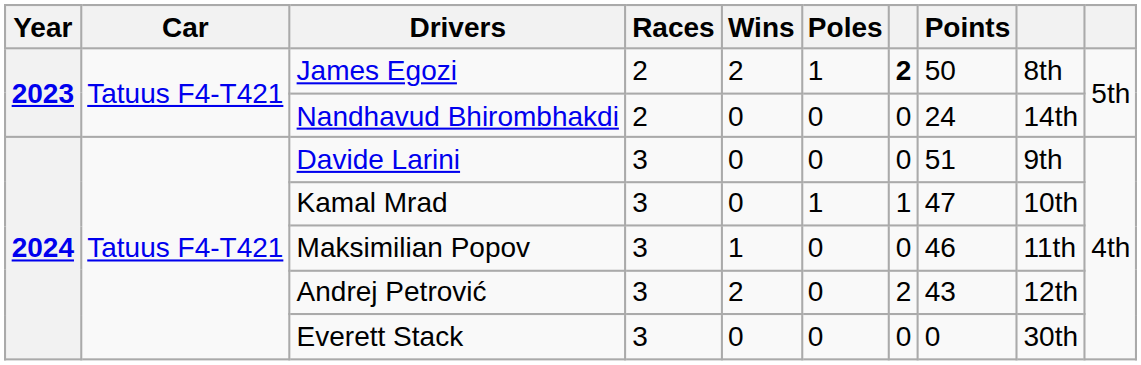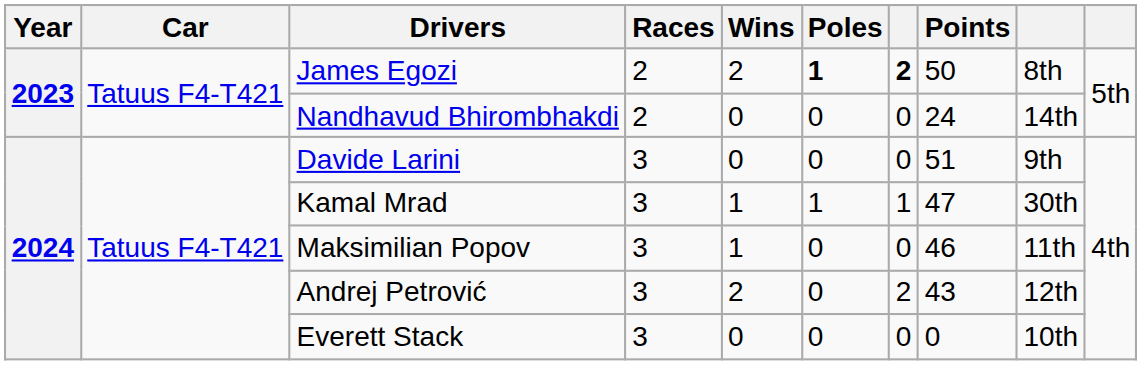(816, 71) normal -> (816, 71) bold
(736, 203) 0 -> (736, 203) 1
(1051, 203) 10th -> (1051, 203) 30th
(1051, 336) 30th -> (1051, 336) 10th
